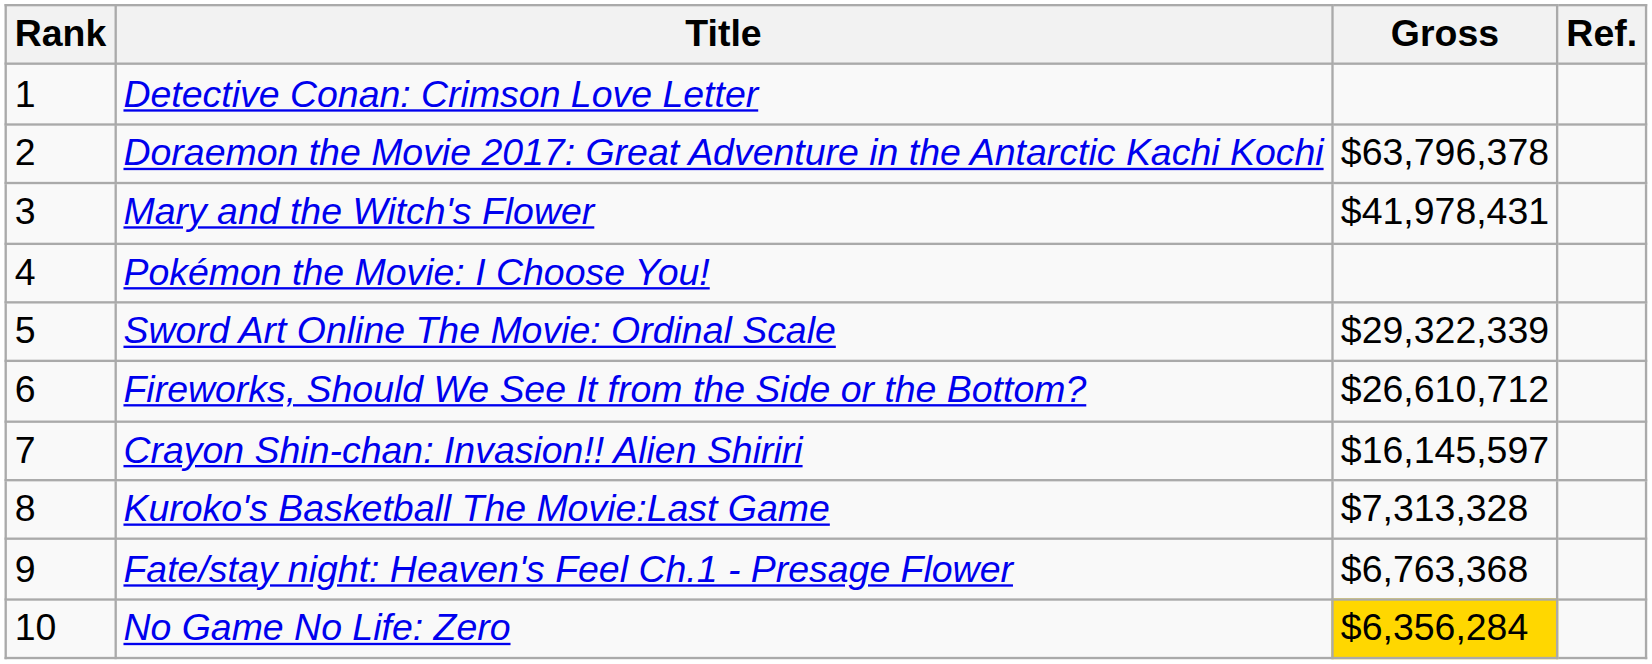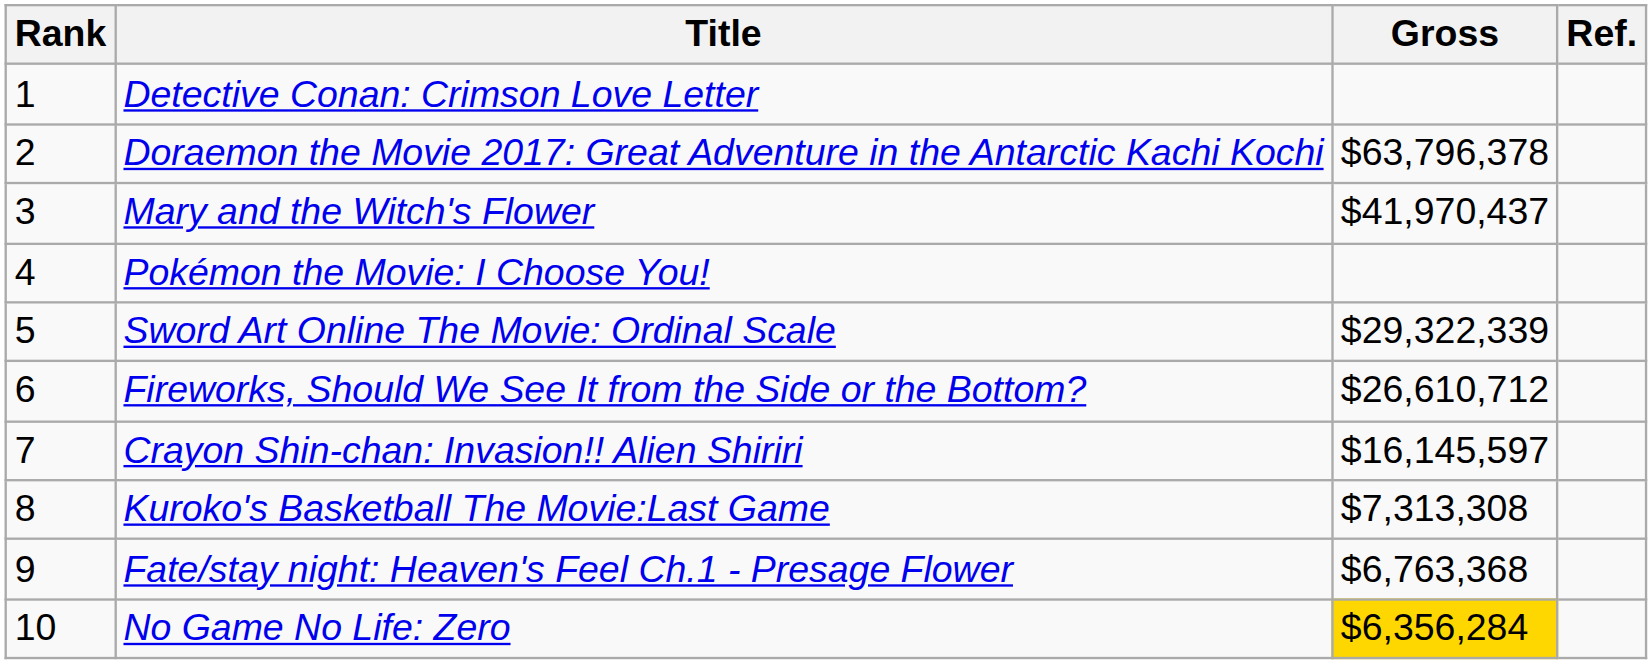(1445, 212) $41,978,431 -> (1445, 212) $41,970,437
(1435, 509) $7,313,328 -> (1435, 509) $7,313,308
